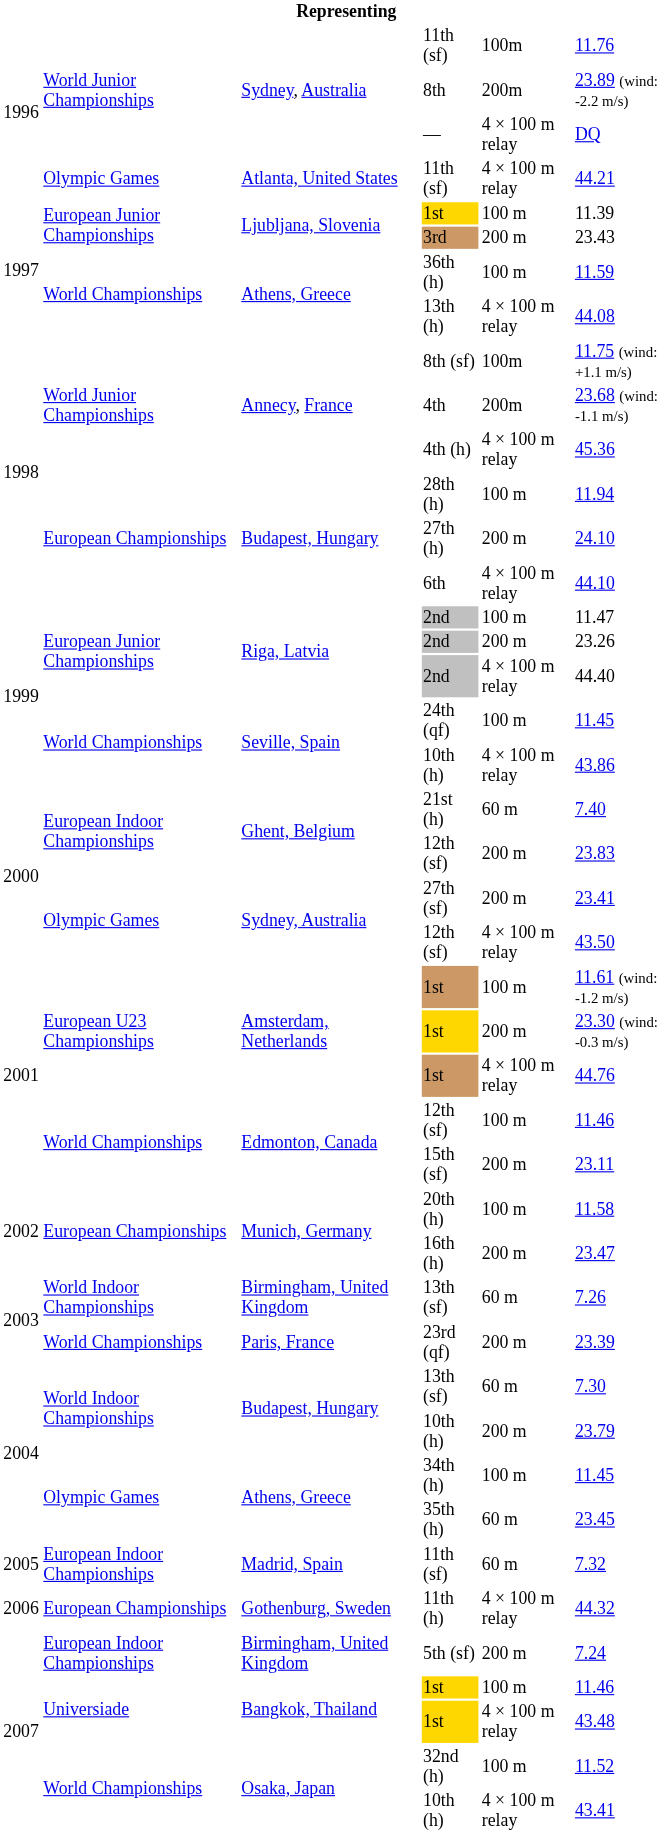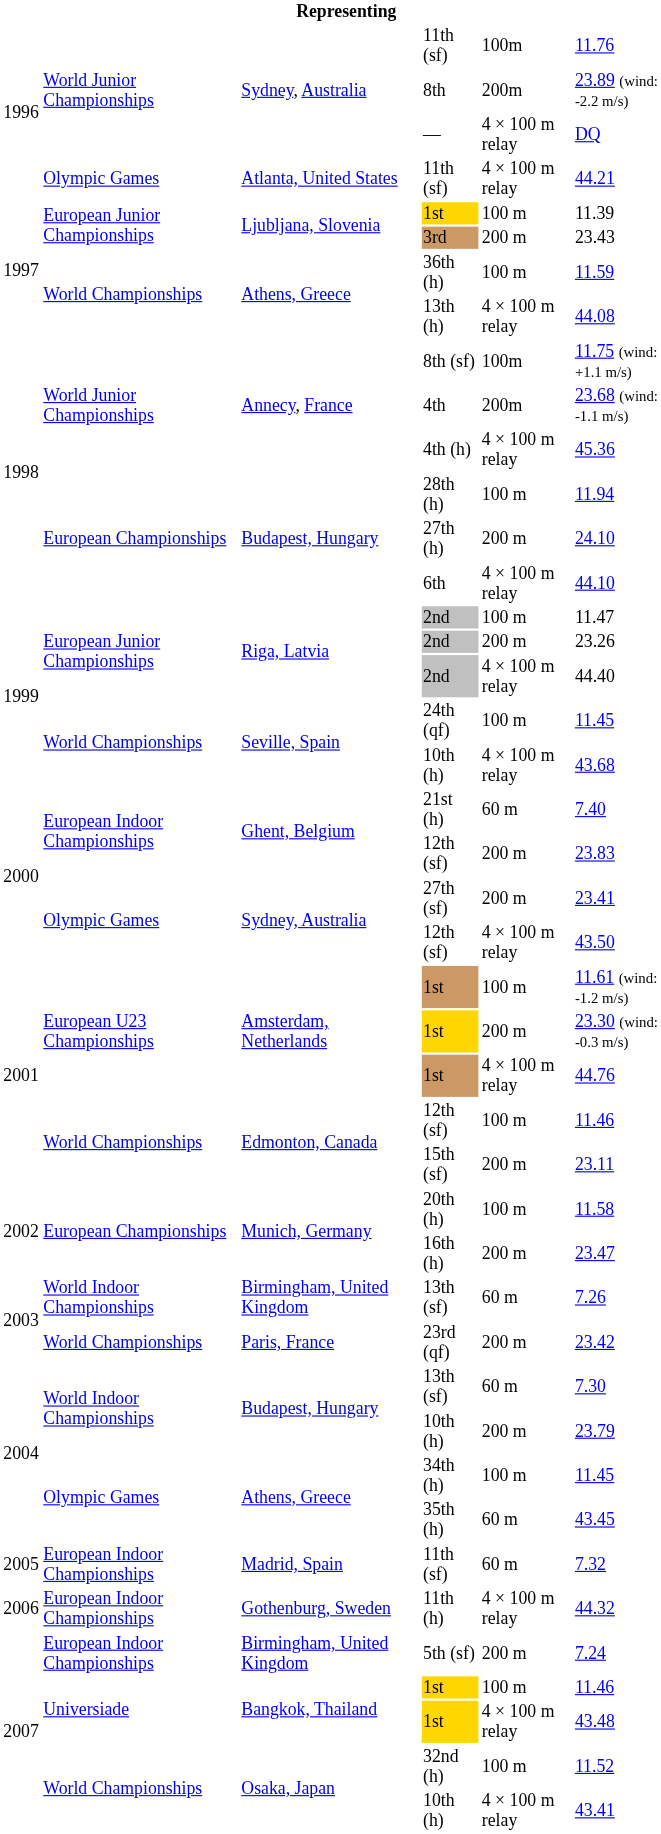(595, 764) 43.86 -> (595, 764) 43.68
(595, 1342) 23.39 -> (595, 1342) 23.42
(595, 1519) 23.45 -> (595, 1519) 43.45
(135, 1608) European Championships -> (103, 1608) European Indoor Championships
